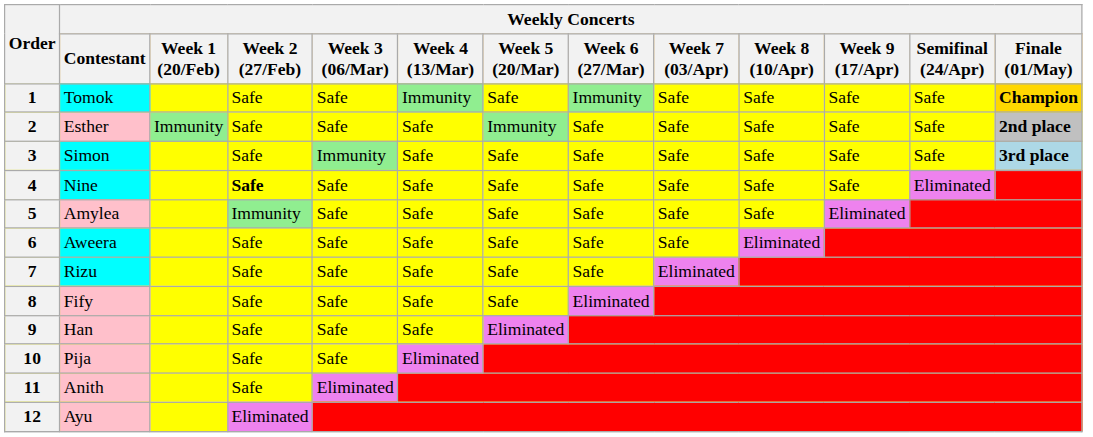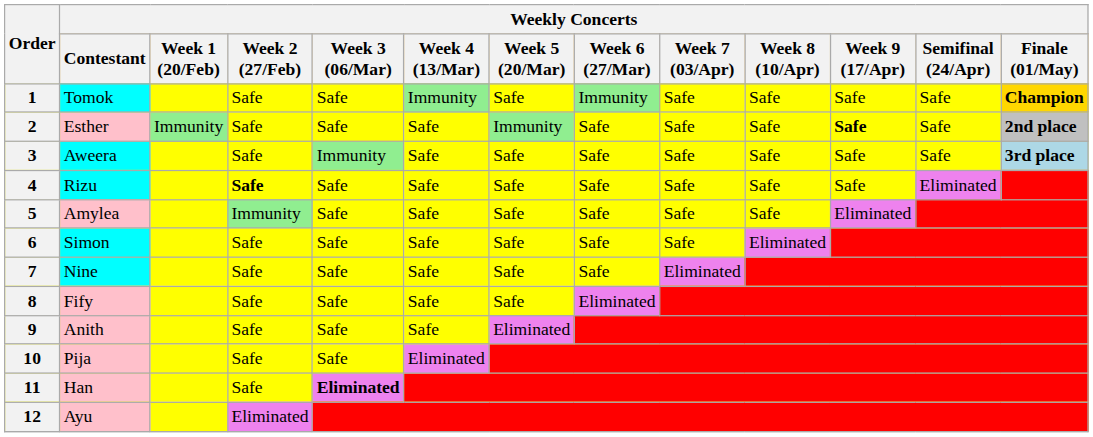(844, 127) normal -> (850, 127) bold
(87, 156) Simon -> (90, 156) Aweera
(81, 184) Nine -> (80, 184) Rizu
(90, 242) Aweera -> (87, 242) Simon
(80, 271) Rizu -> (81, 271) Nine
(78, 329) Han -> (84, 329) Anith
(84, 387) Anith -> (78, 387) Han
(355, 387) normal -> (358, 387) bold
